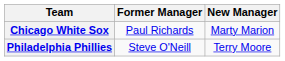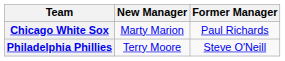columns swapped: (160, 13) <-> (242, 13)
